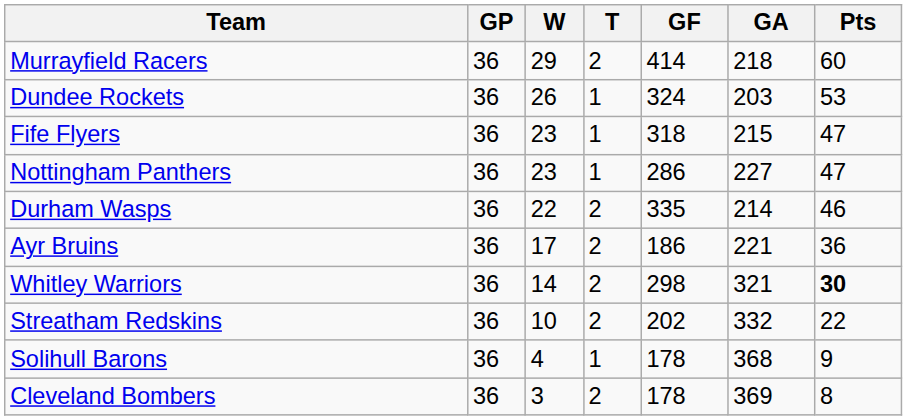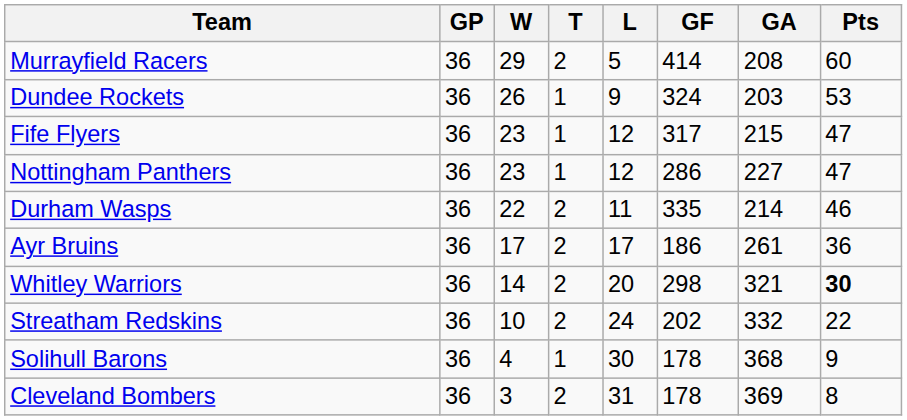+ column: (630, 23)
(753, 60) 218 -> (763, 60) 208
(666, 135) 318 -> (682, 135) 317
(753, 246) 221 -> (763, 246) 261
